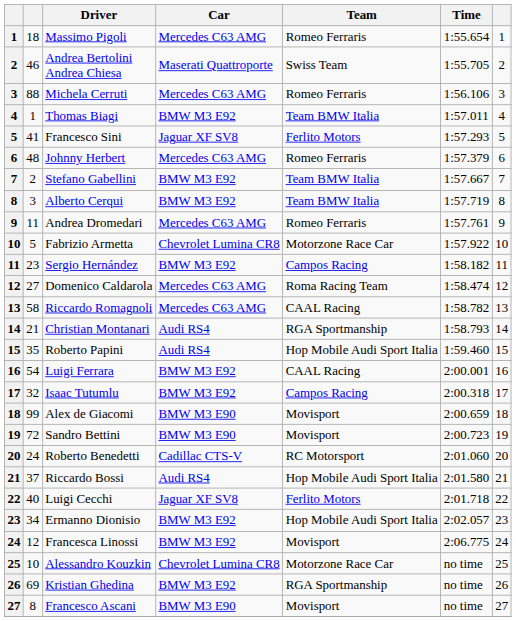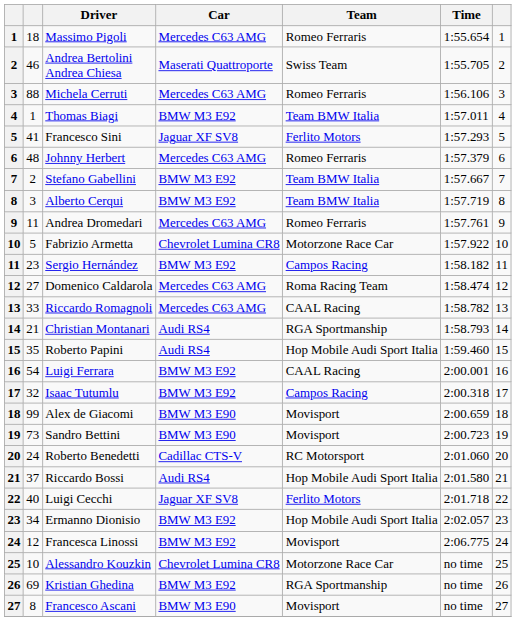(33, 307) 58 -> (33, 307) 33
(33, 435) 72 -> (33, 435) 73
